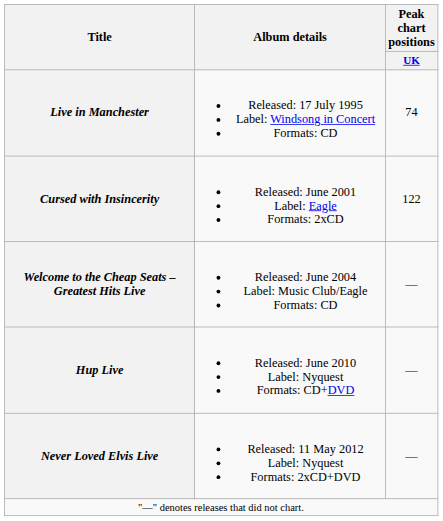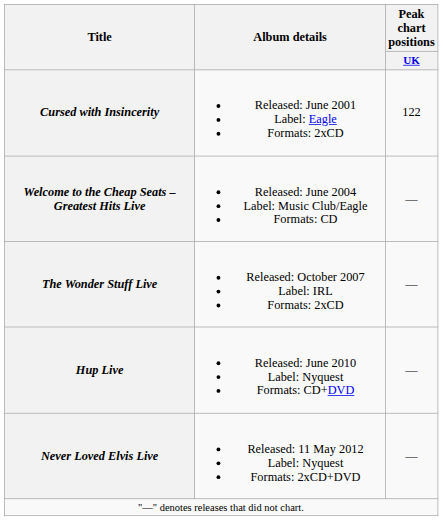- row: (100, 112)
+ row: (100, 284)
